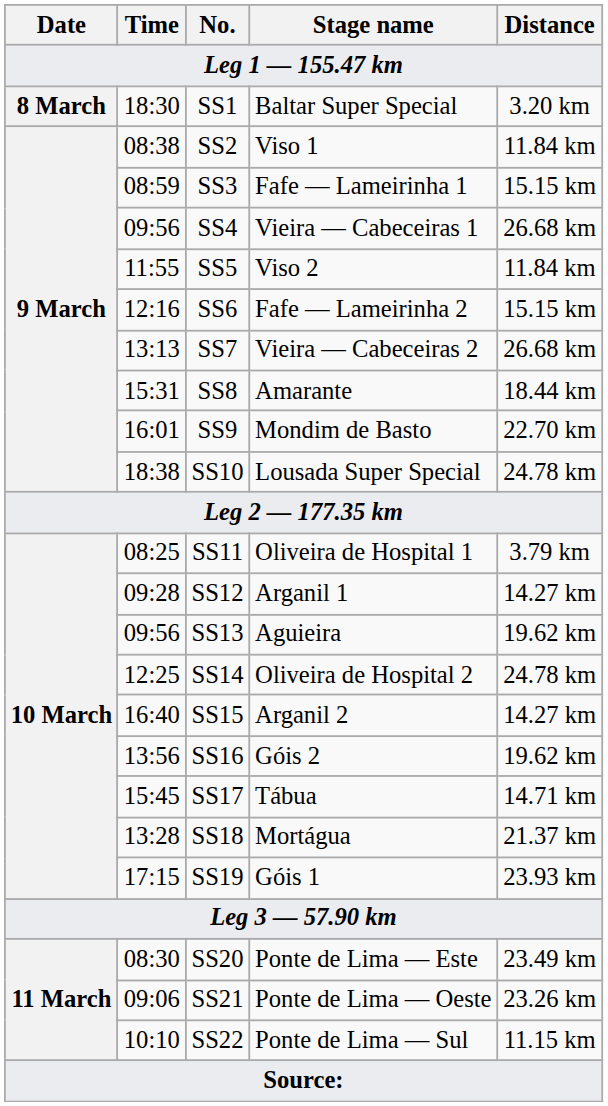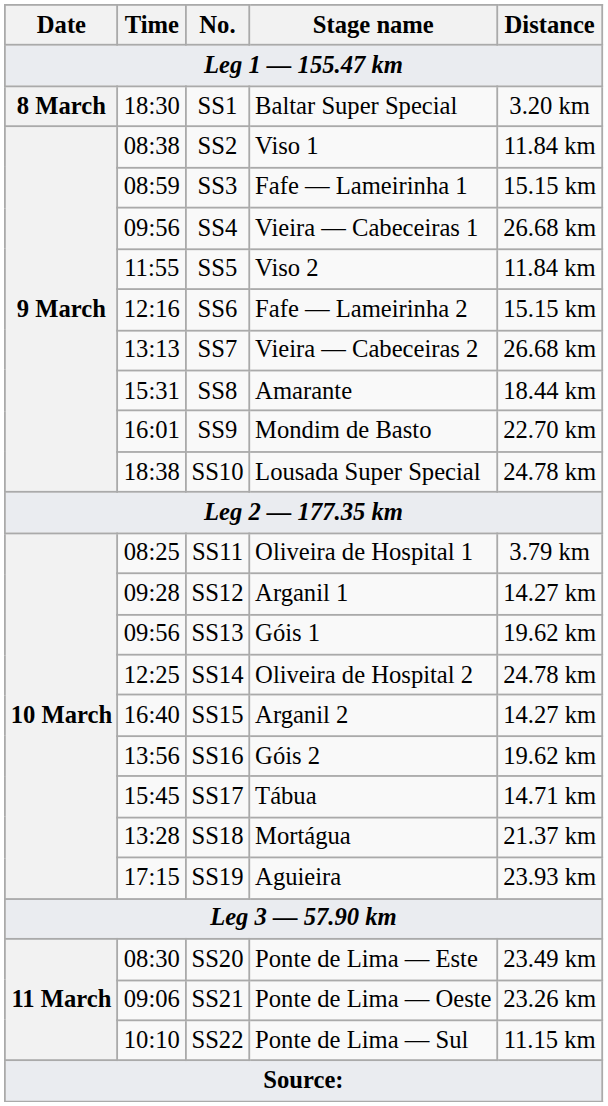(298, 633) Aguieira -> (288, 633) Góis 1
(288, 877) Góis 1 -> (298, 877) Aguieira
